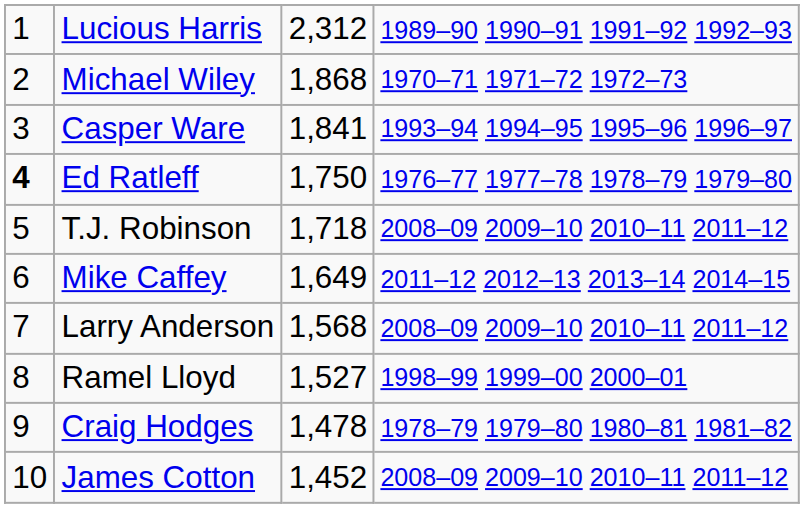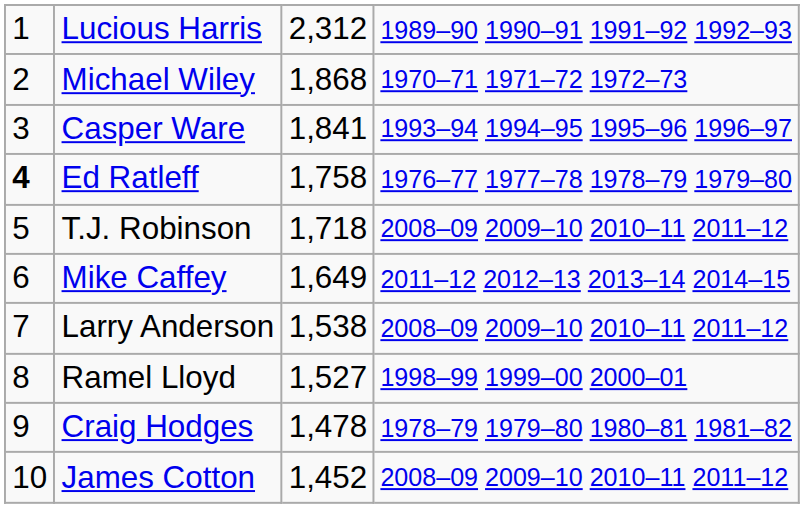(328, 178) 1,750 -> (328, 178) 1,758
(328, 327) 1,568 -> (328, 327) 1,538
